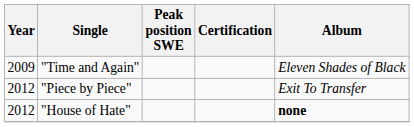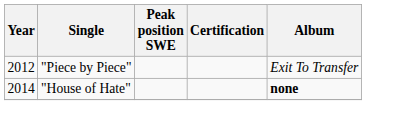- row: (90, 67)
(21, 110) 2012 -> (21, 89) 2014
